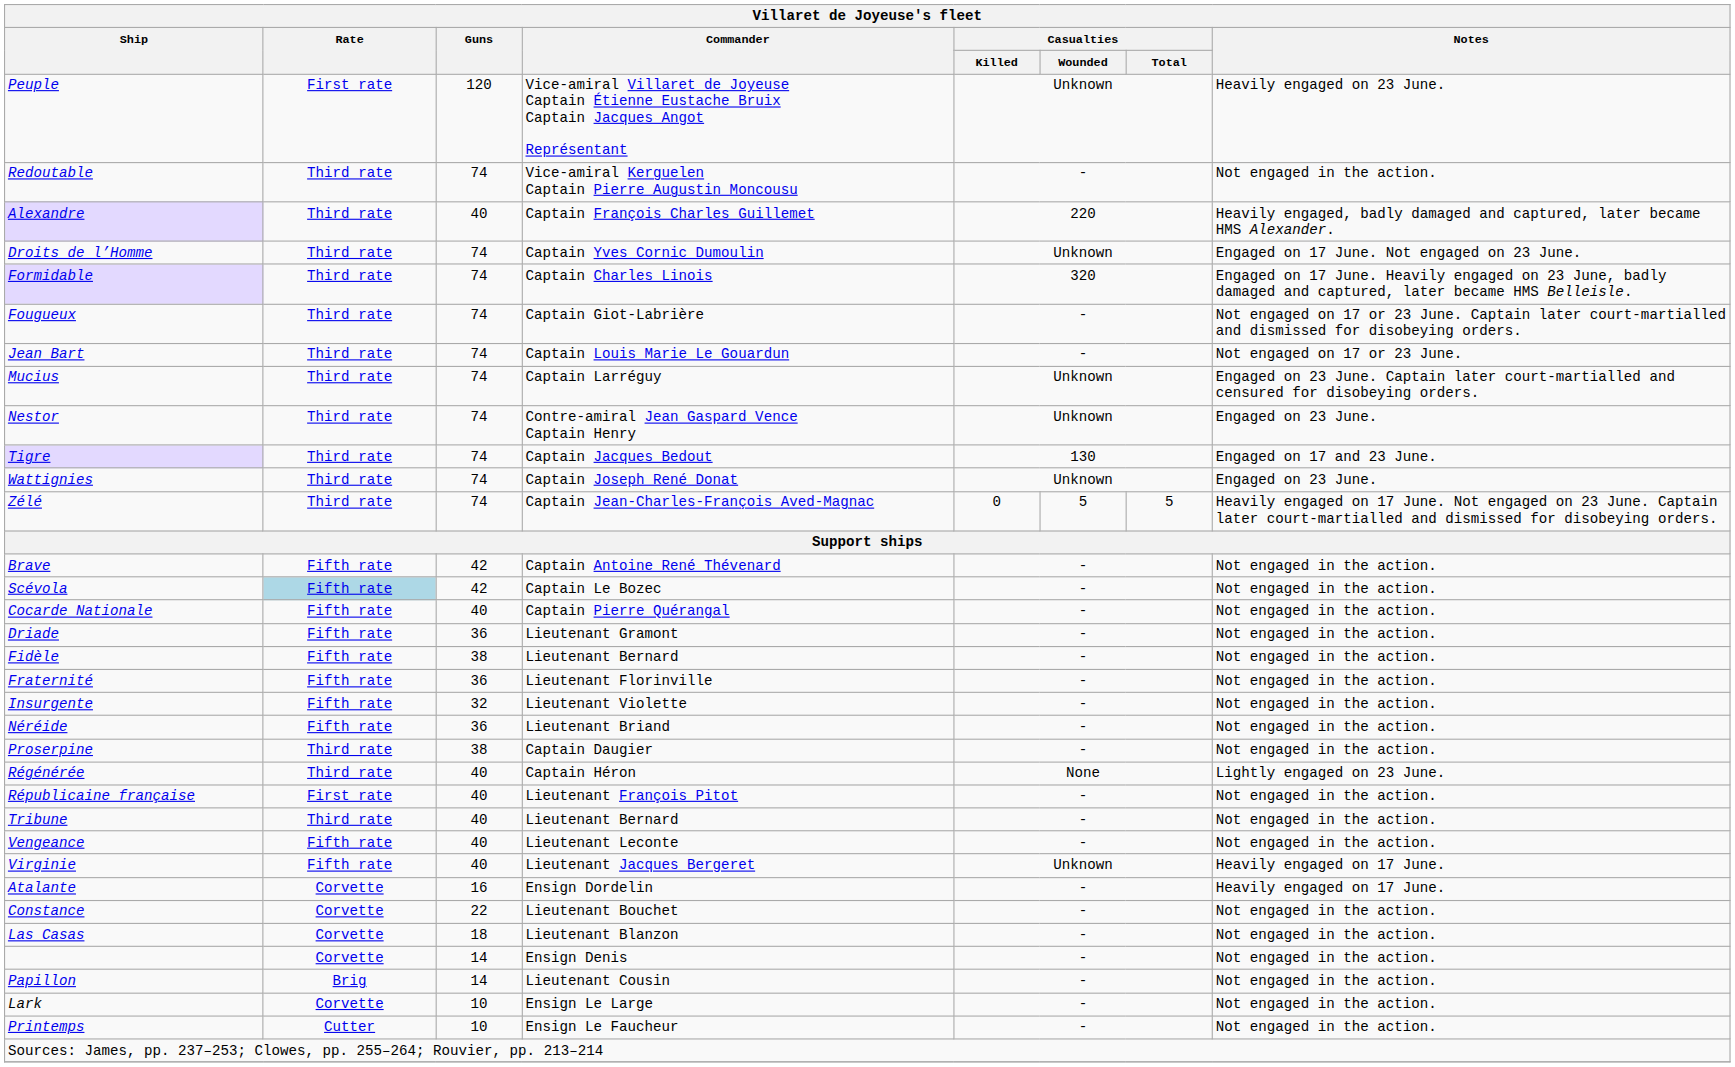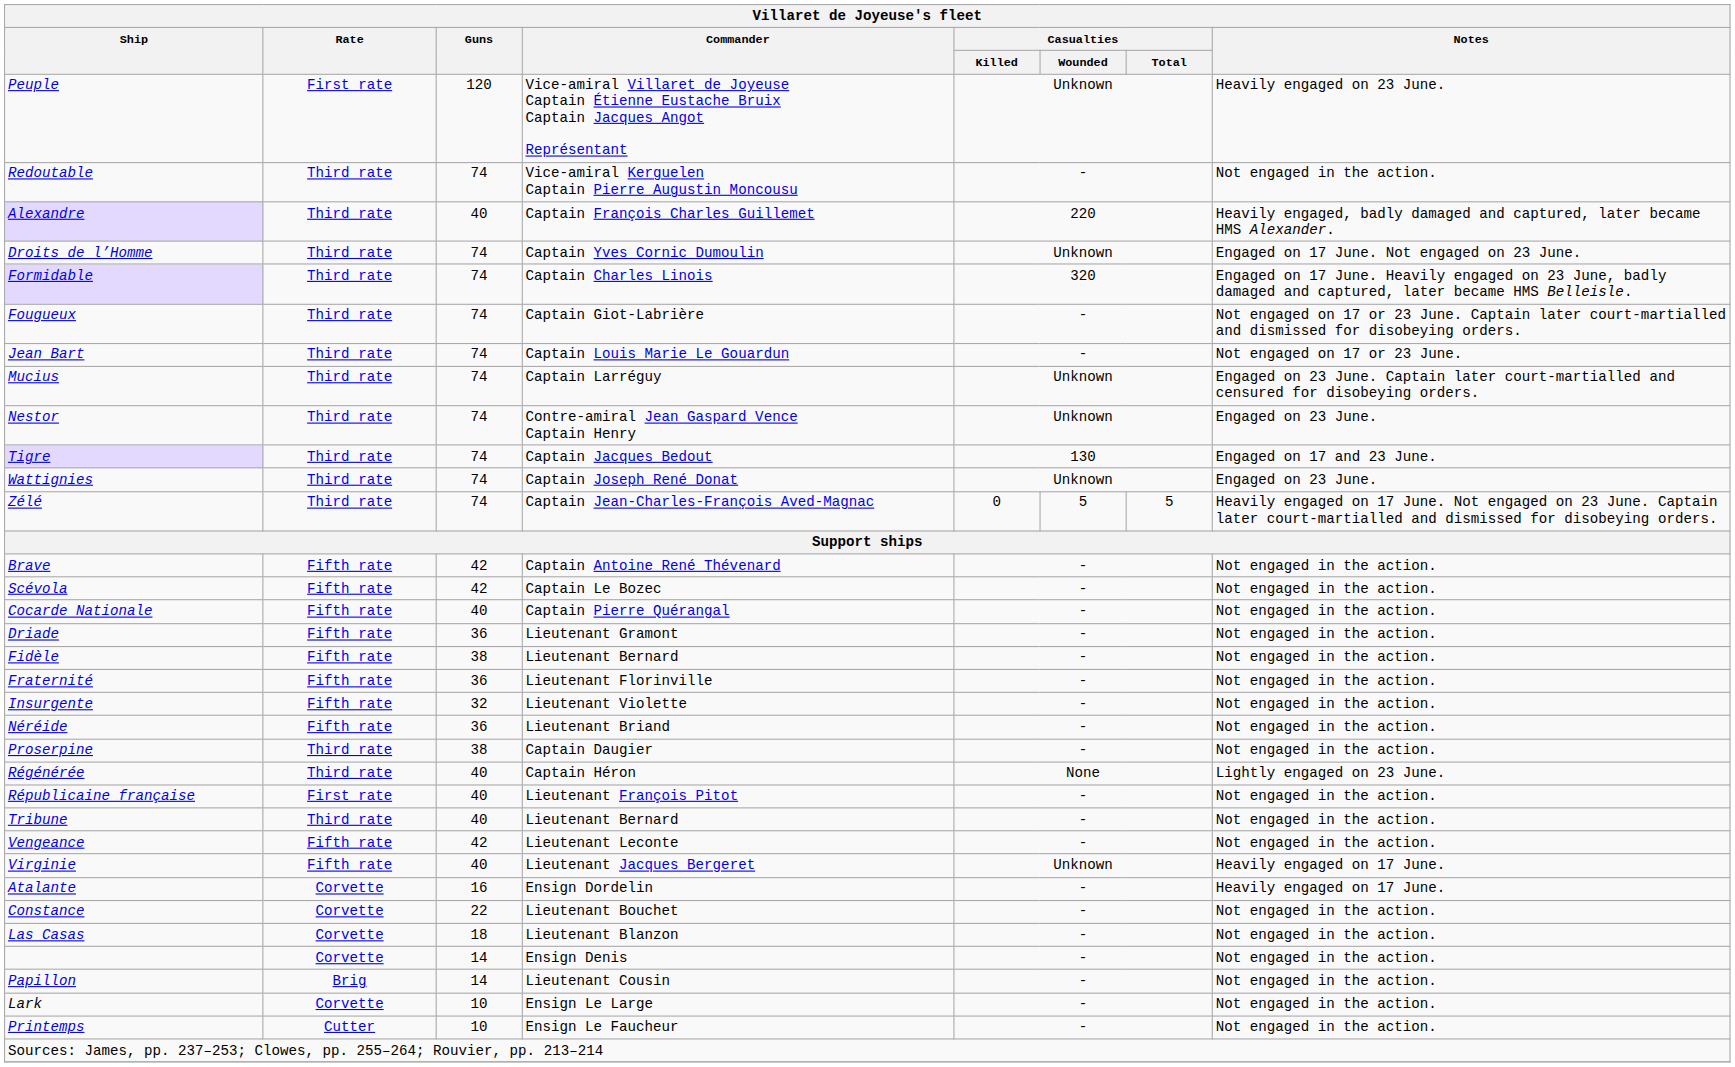(350, 589) lightblue background -> (350, 589) no background
(479, 843) 40 -> (479, 843) 42
